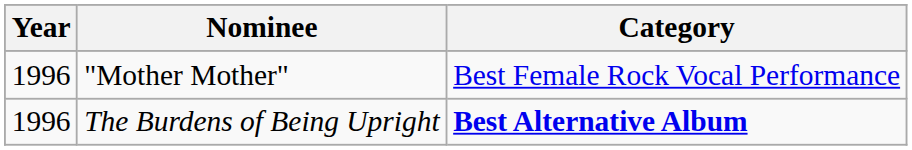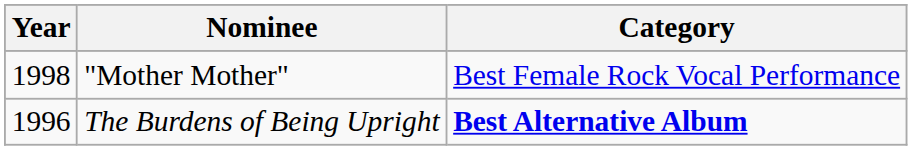(41, 74) 1996 -> (41, 74) 1998
